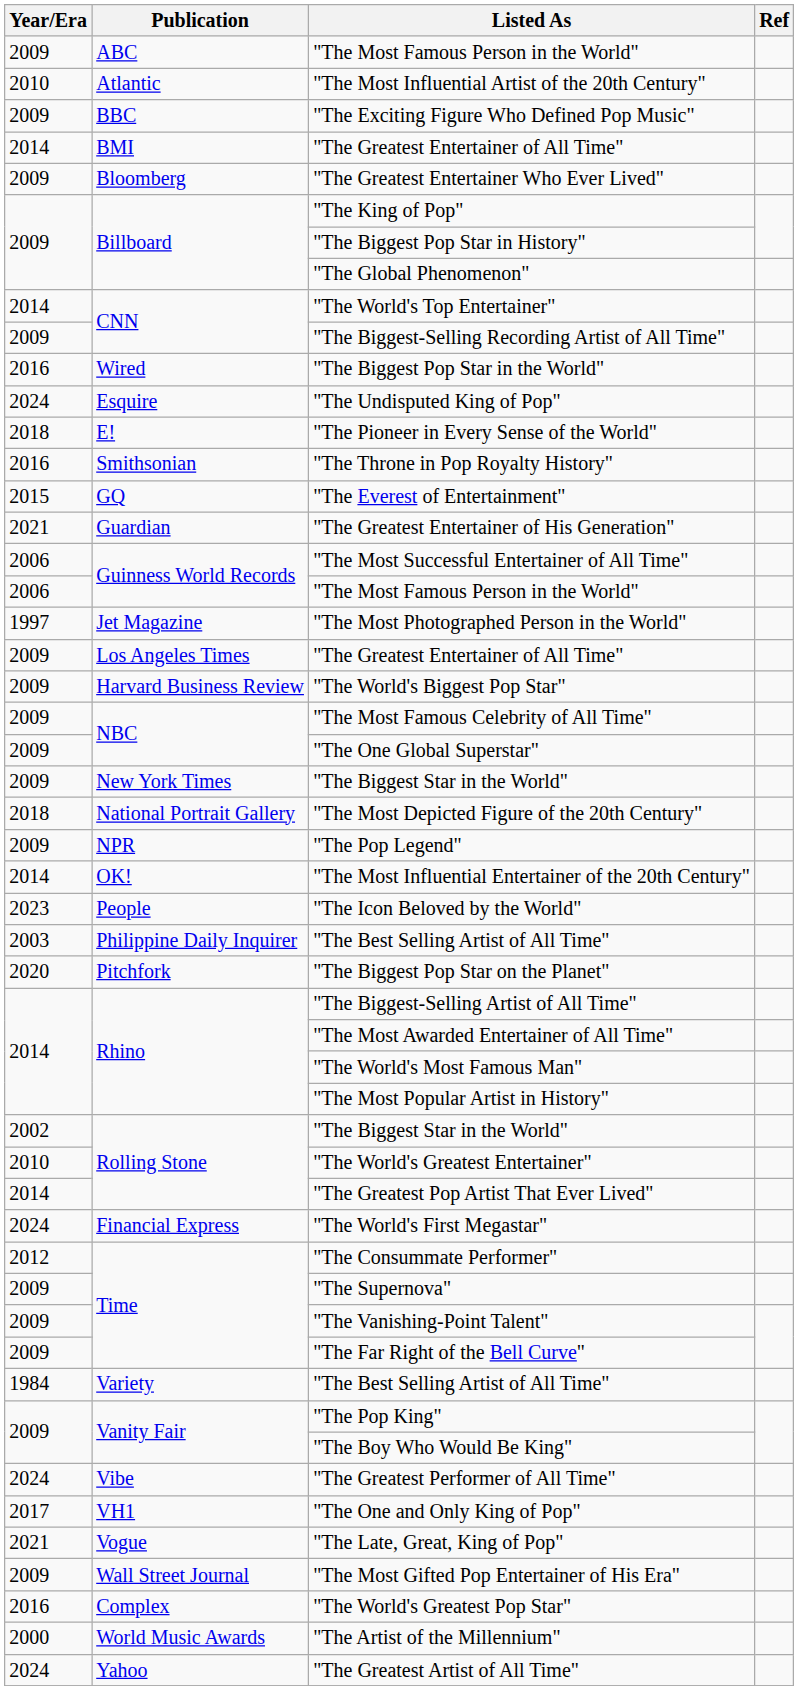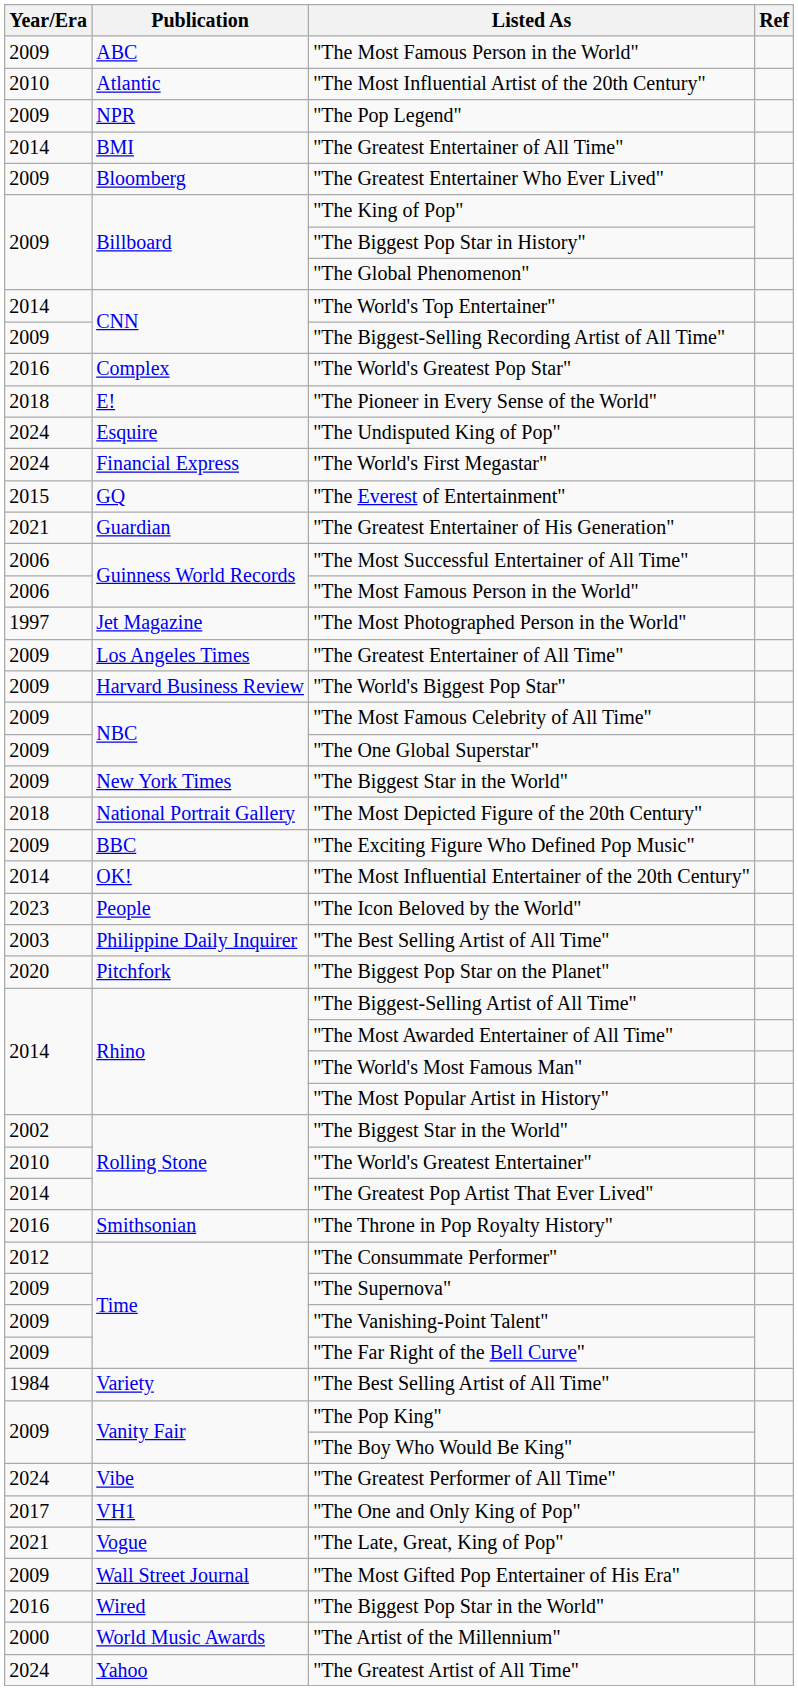rows swapped: (116, 115) <-> (116, 845)
rows swapped: (133, 1606) <-> (121, 369)
rows swapped: (106, 432) <-> (127, 400)
rows swapped: (168, 1225) <-> (146, 464)
